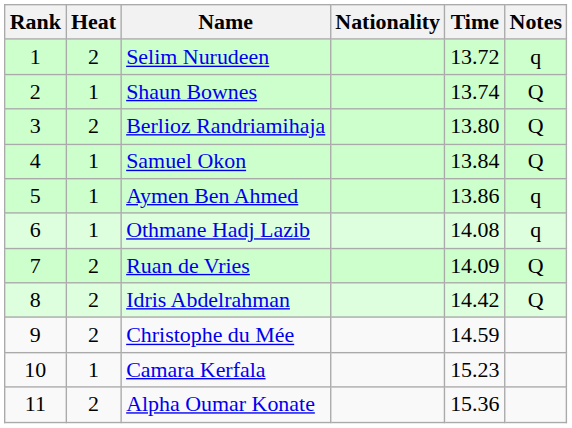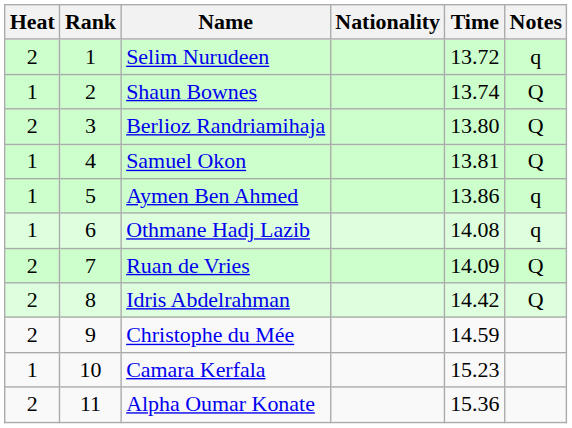columns swapped: (35, 21) <-> (94, 21)
(475, 160) 13.84 -> (475, 160) 13.81
